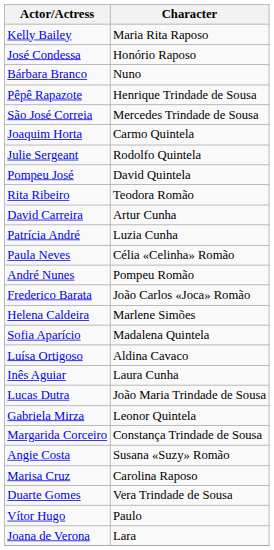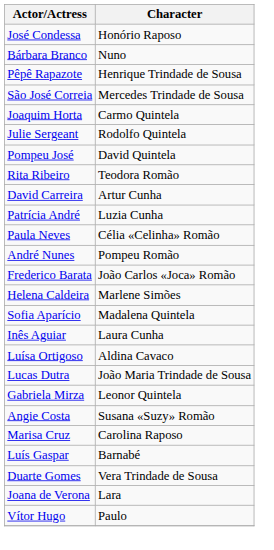- row: (39, 34)
rows swapped: (45, 355) <-> (37, 375)
- row: (57, 435)
+ row: (38, 455)
rows swapped: (36, 515) <-> (49, 535)
